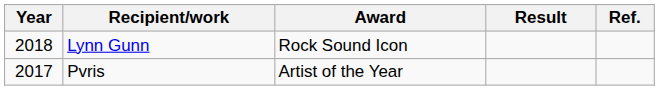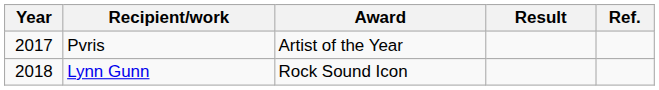rows swapped: (86, 71) <-> (108, 44)
